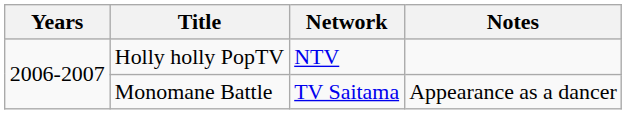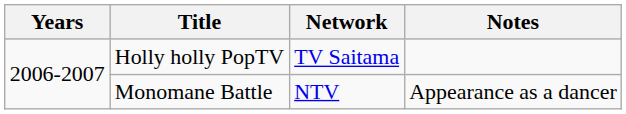(317, 56) NTV -> (347, 56) TV Saitama
(347, 91) TV Saitama -> (317, 91) NTV
